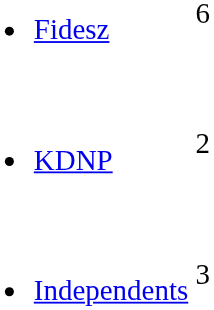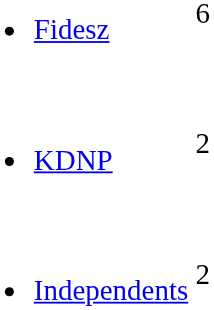(203, 275) 3 -> (203, 275) 2
